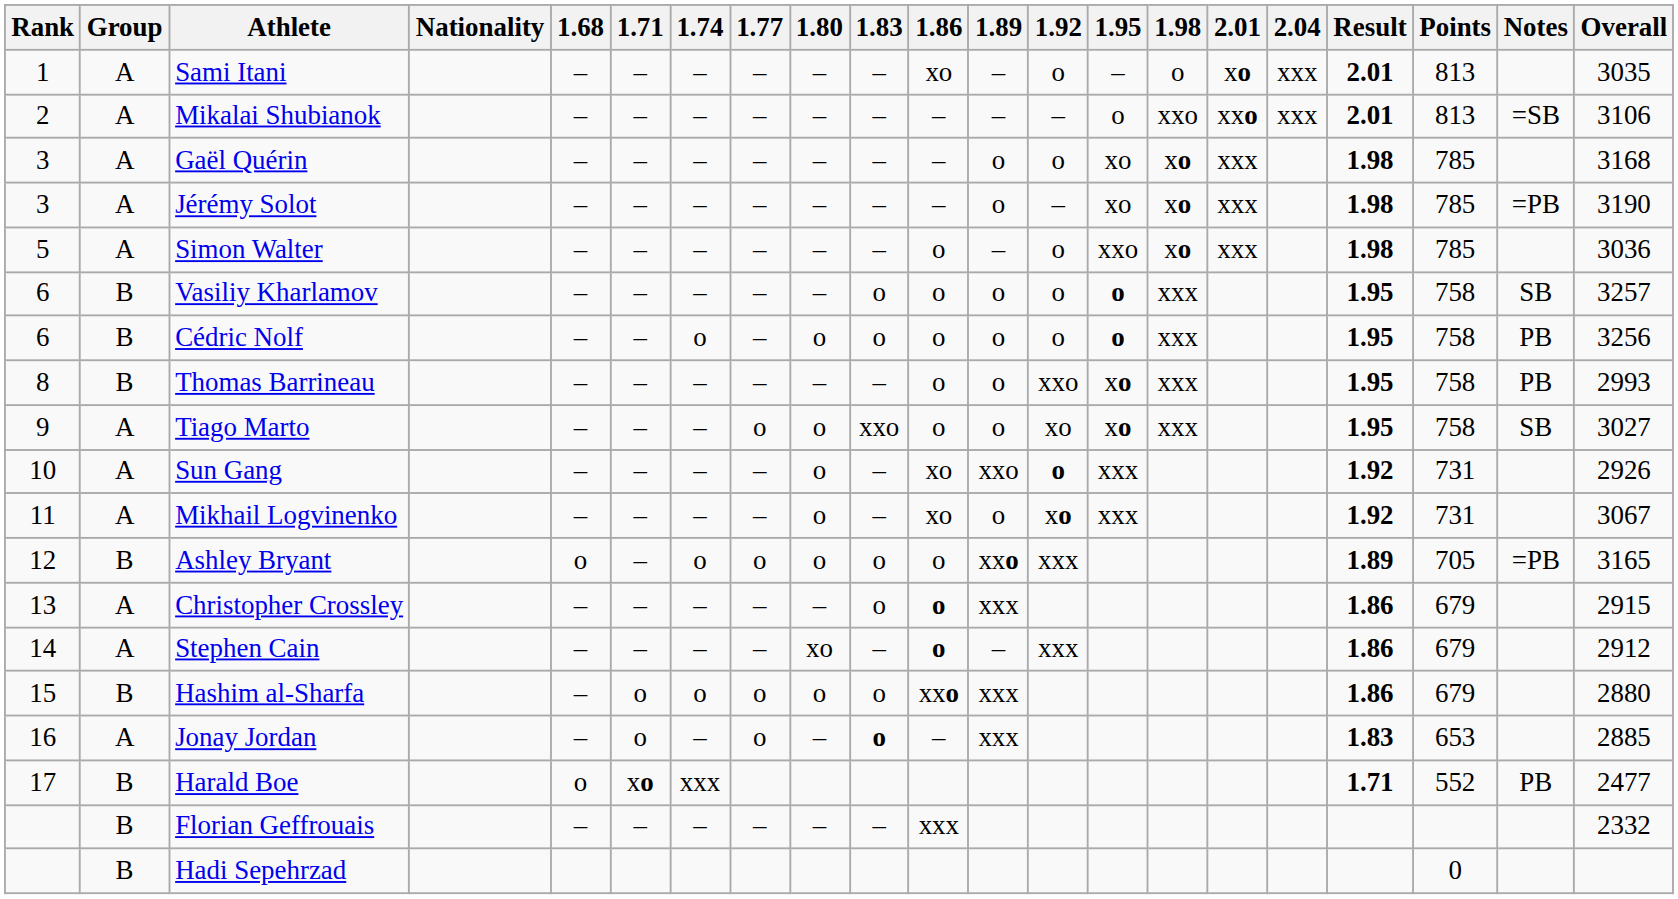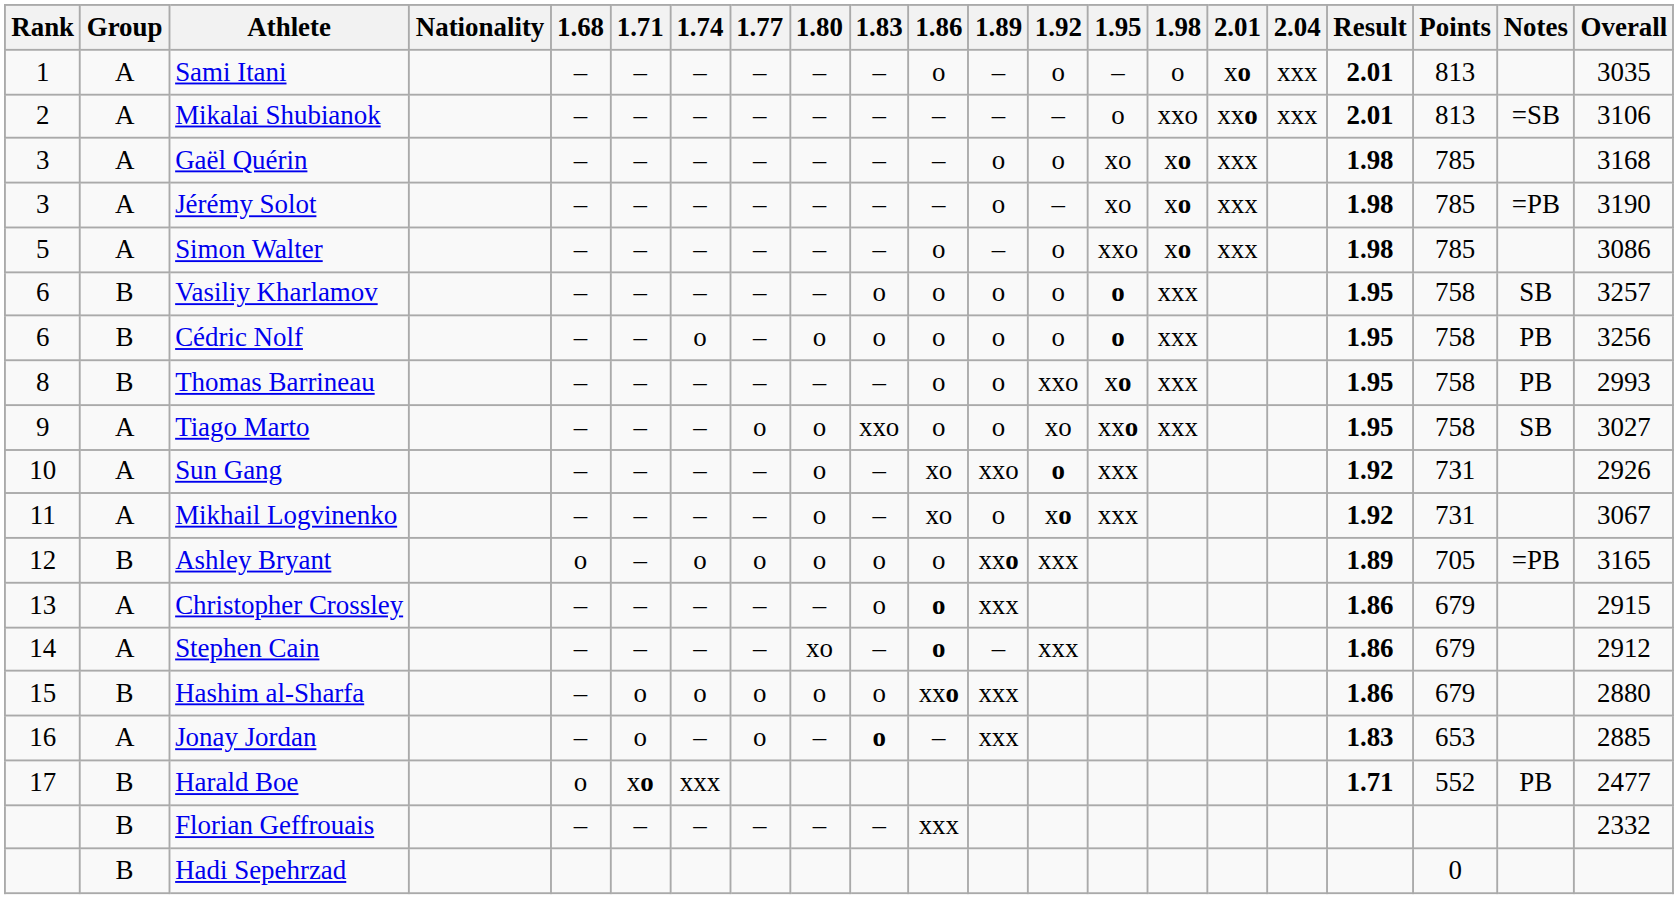(939, 71) xo -> (939, 71) o
(1624, 249) 3036 -> (1624, 249) 3086
(1118, 426) xo -> (1118, 426) xxo
